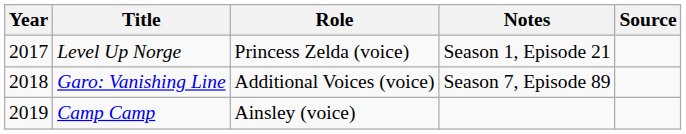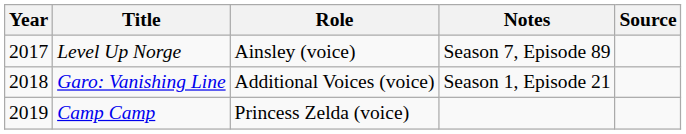(322, 50) Princess Zelda (voice) -> (295, 50) Ainsley (voice)
(527, 50) Season 1, Episode 21 -> (527, 50) Season 7, Episode 89
(527, 81) Season 7, Episode 89 -> (527, 81) Season 1, Episode 21
(295, 112) Ainsley (voice) -> (322, 112) Princess Zelda (voice)
